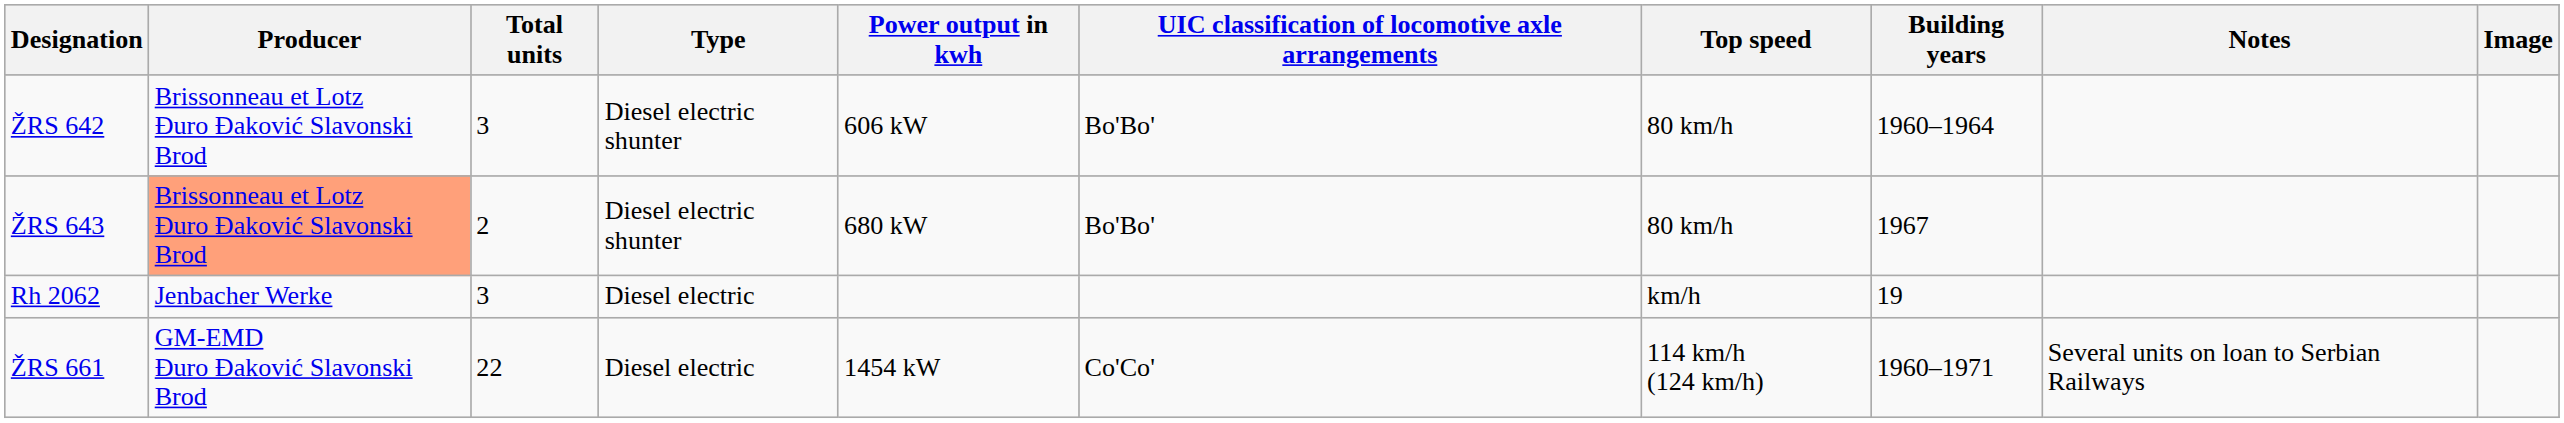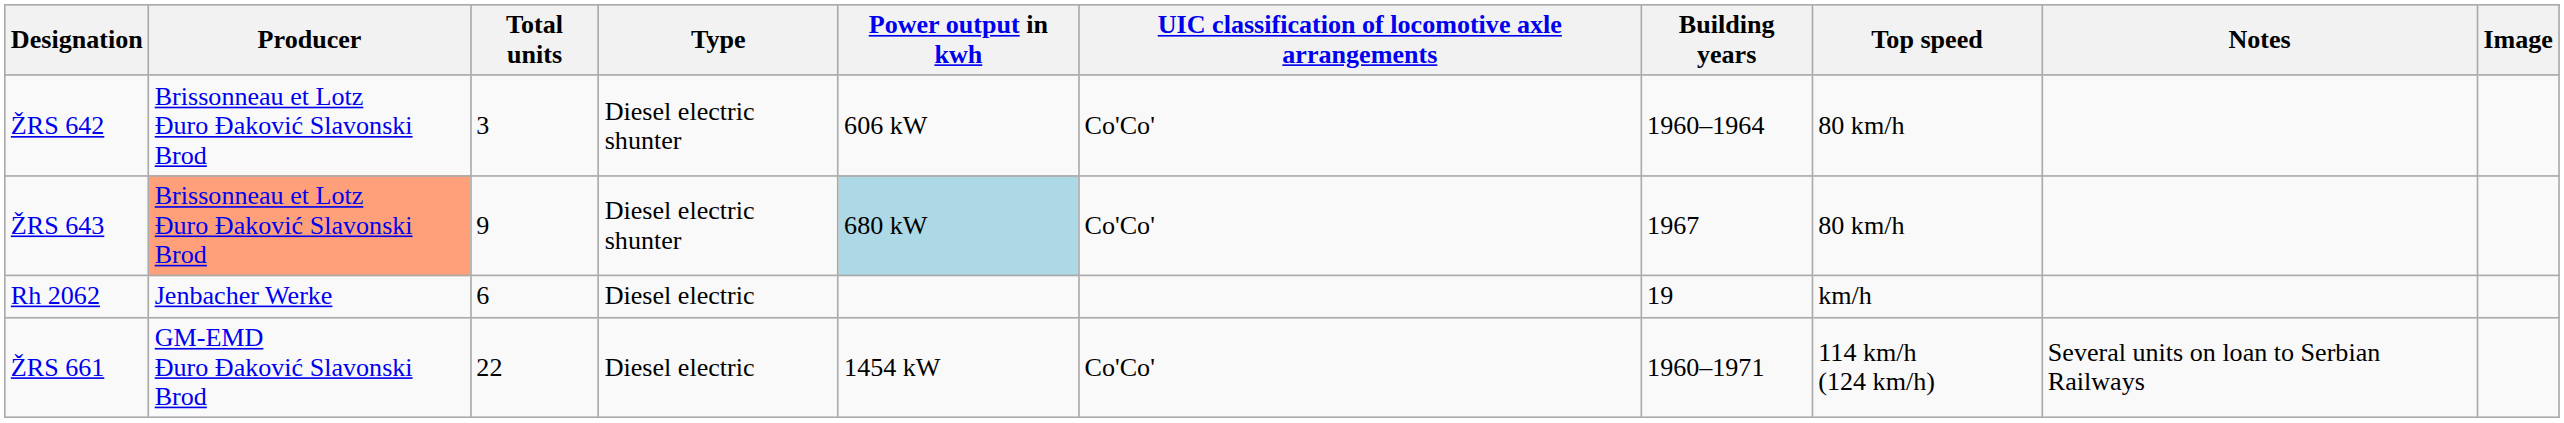columns swapped: (1756, 39) <-> (1956, 39)
(1120, 125) Bo'Bo' -> (1120, 125) Co'Co'
(483, 225) 2 -> (483, 225) 9
(886, 225) no background -> (886, 225) lightblue background
(1120, 225) Bo'Bo' -> (1120, 225) Co'Co'
(483, 295) 3 -> (483, 295) 6
